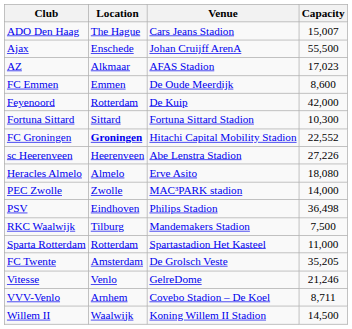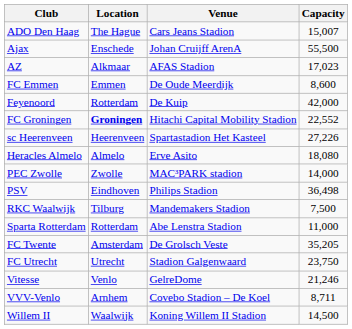- row: (41, 119)
(195, 155) Abe Lenstra Stadion -> (208, 137) Spartastadion Het Kasteel
(208, 244) Spartastadion Het Kasteel -> (195, 226) Abe Lenstra Stadion
+ row: (32, 262)
